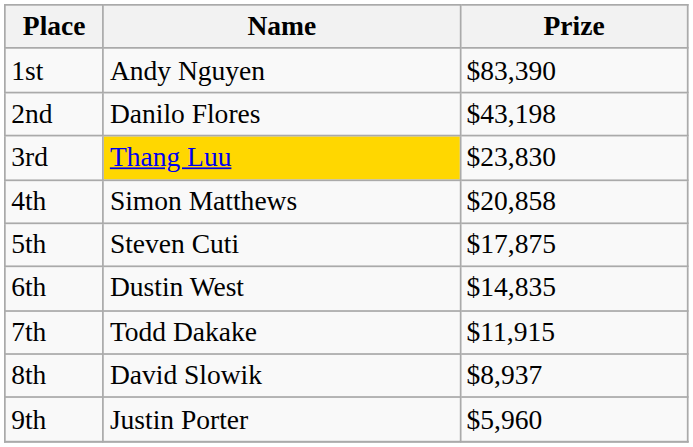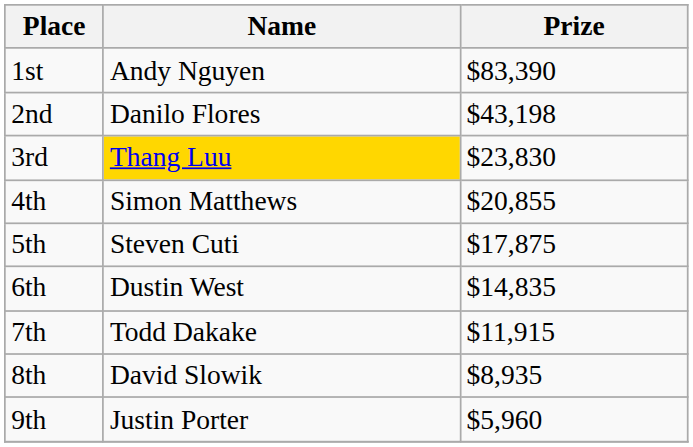(511, 200) $20,858 -> (511, 200) $20,855
(504, 375) $8,937 -> (504, 375) $8,935
